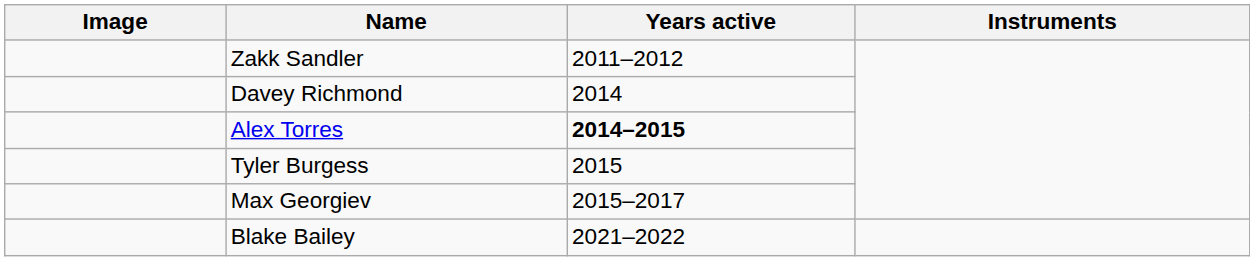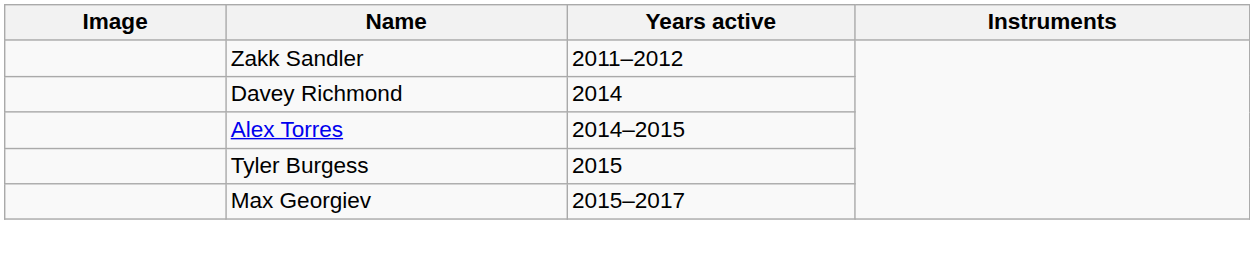(629, 129) bold -> (629, 129) normal
- row: (293, 237)
